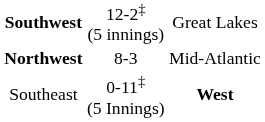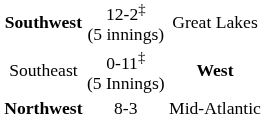rows swapped: (43, 95) <-> (43, 58)
